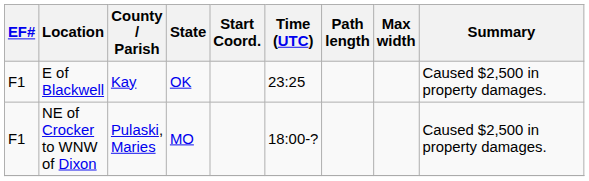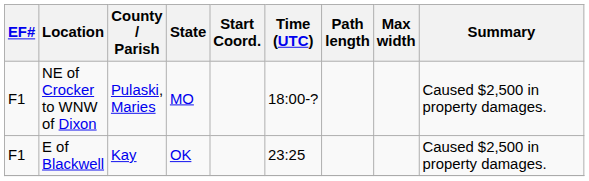rows swapped: (70, 138) <-> (73, 81)
